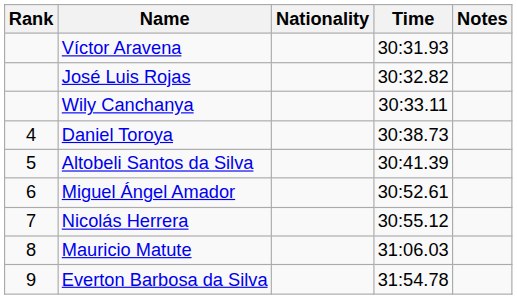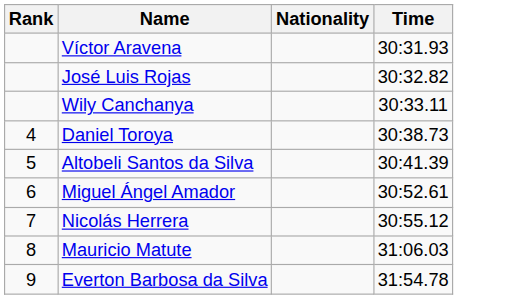- column: (482, 18)
